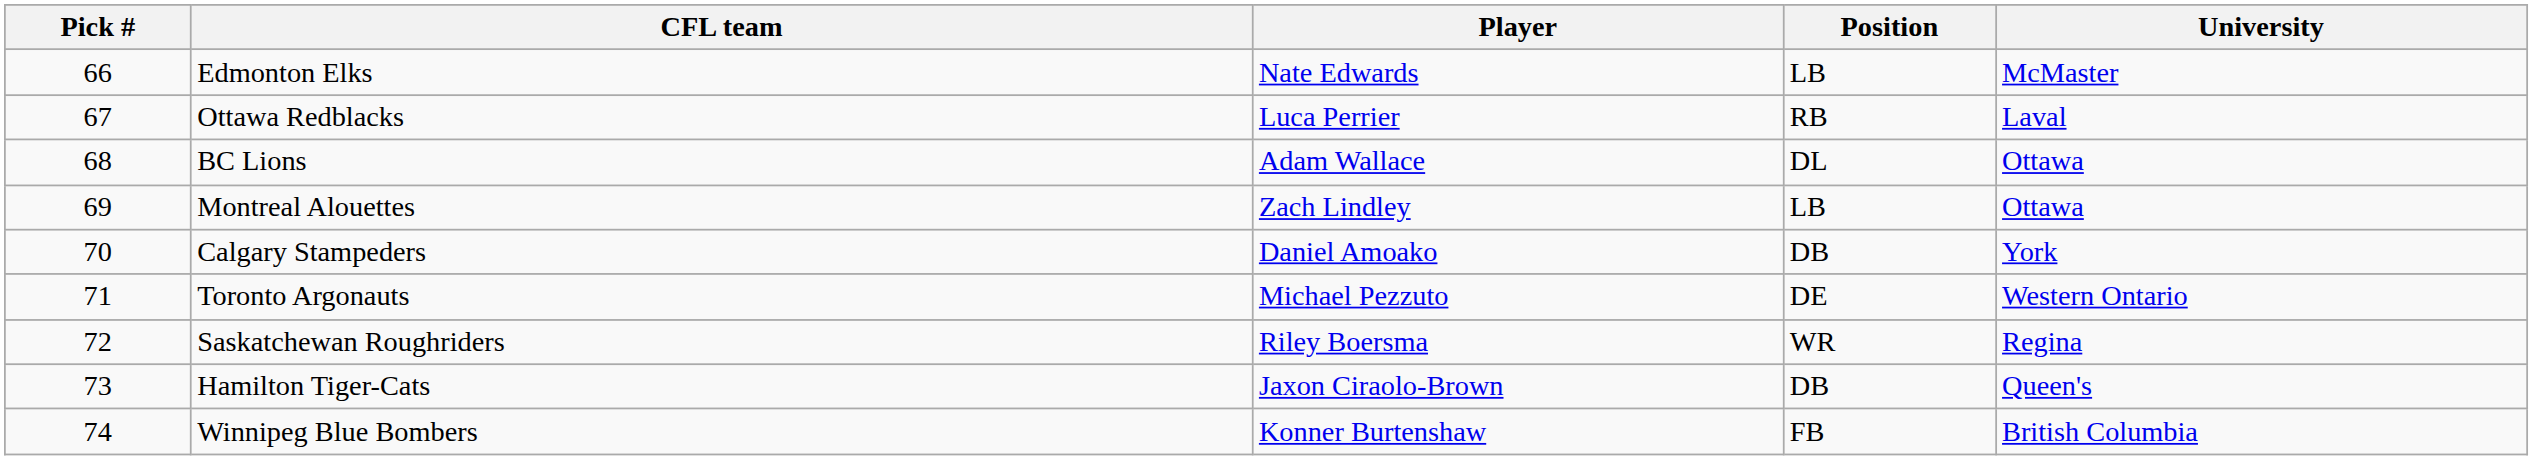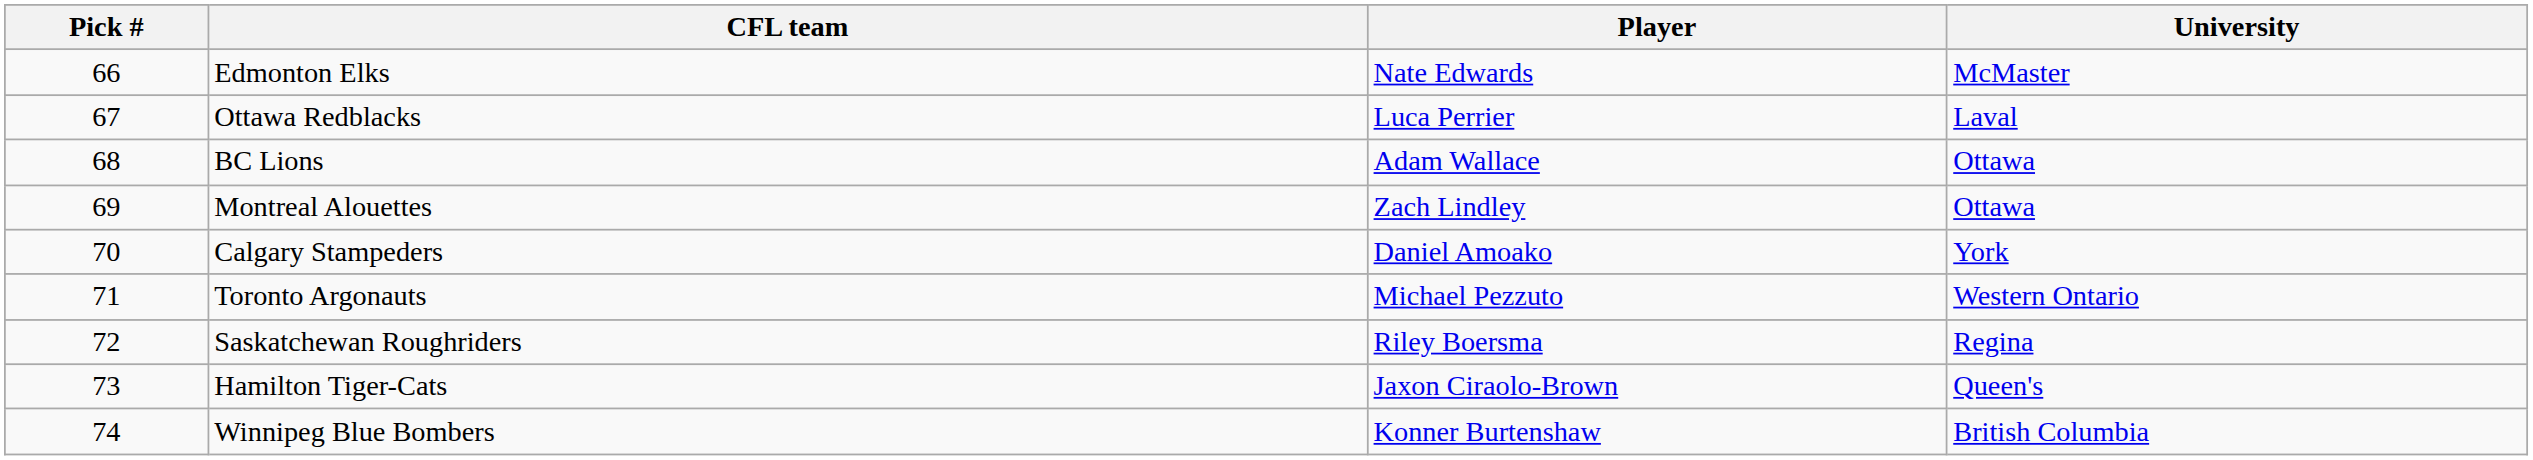- column: (1889, 26)
